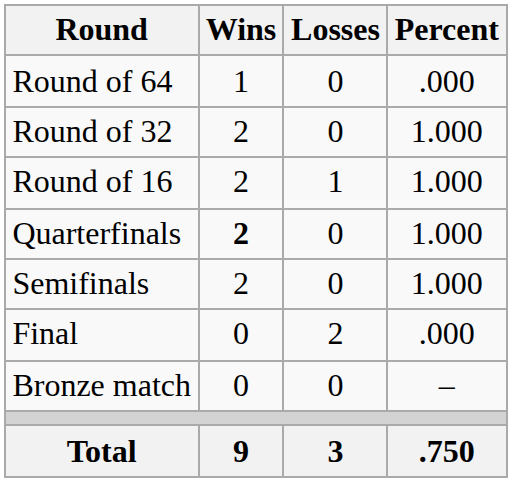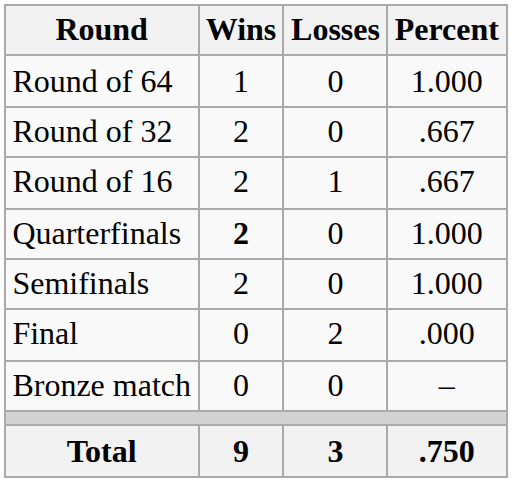(447, 80) .000 -> (447, 80) 1.000
(447, 131) 1.000 -> (447, 131) .667
(447, 182) 1.000 -> (447, 182) .667
